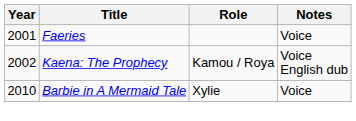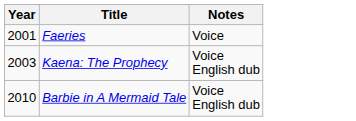- column: (233, 14)
(22, 63) 2002 -> (22, 63) 2003
(296, 91) Voice -> (226, 98) Voice English dub
